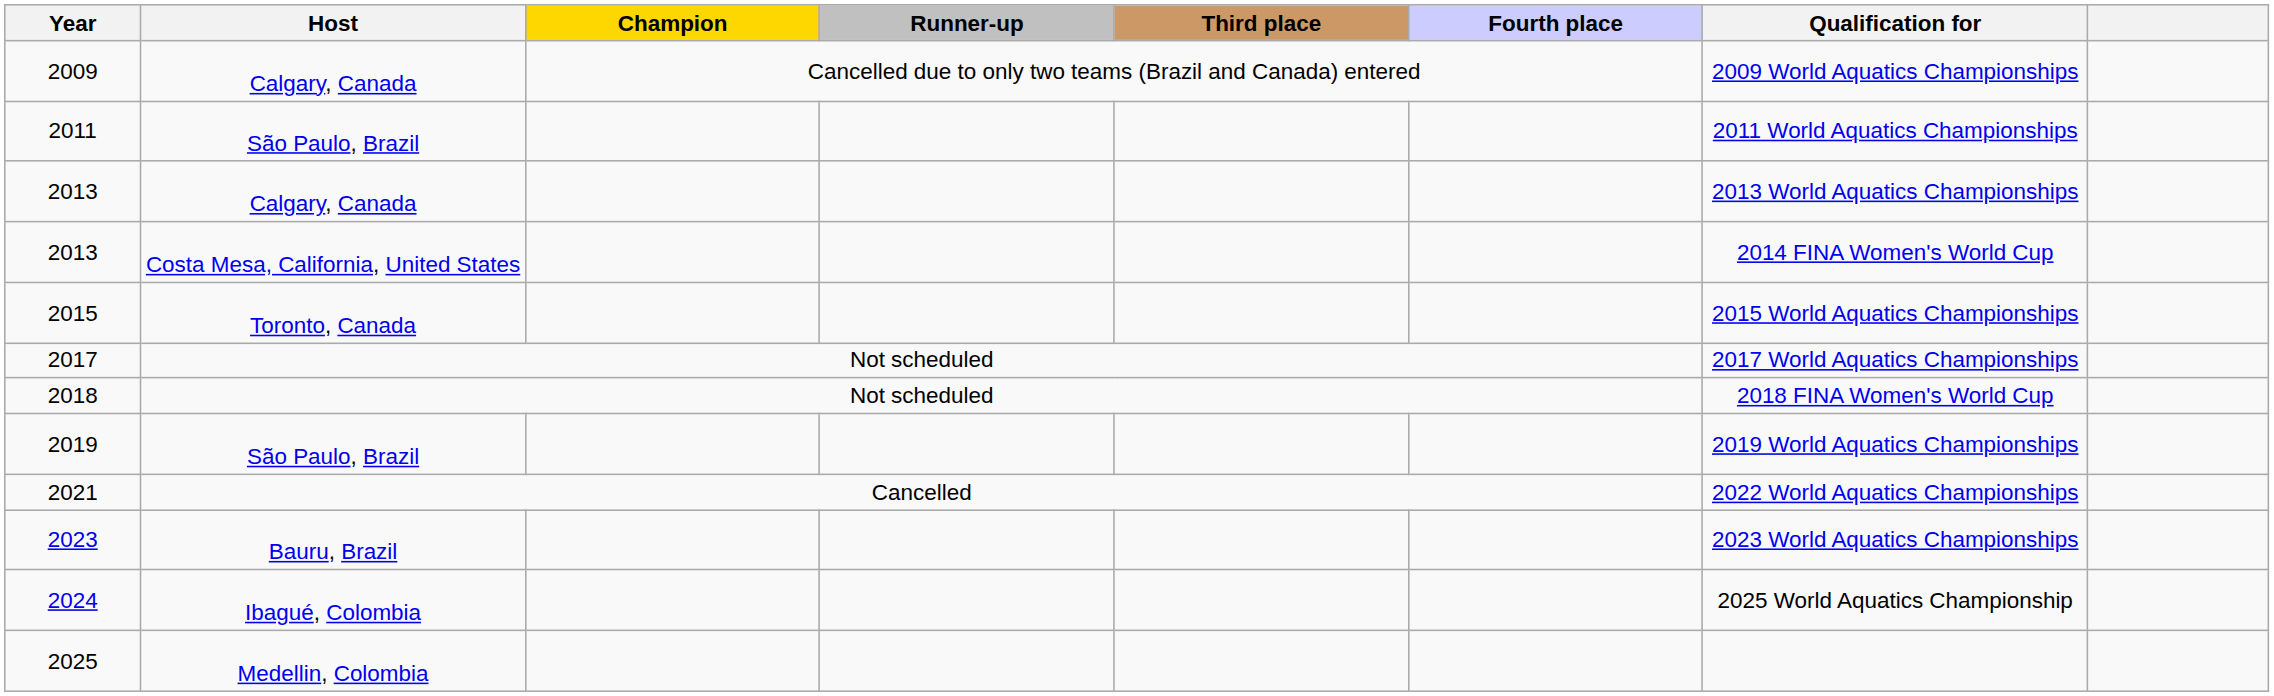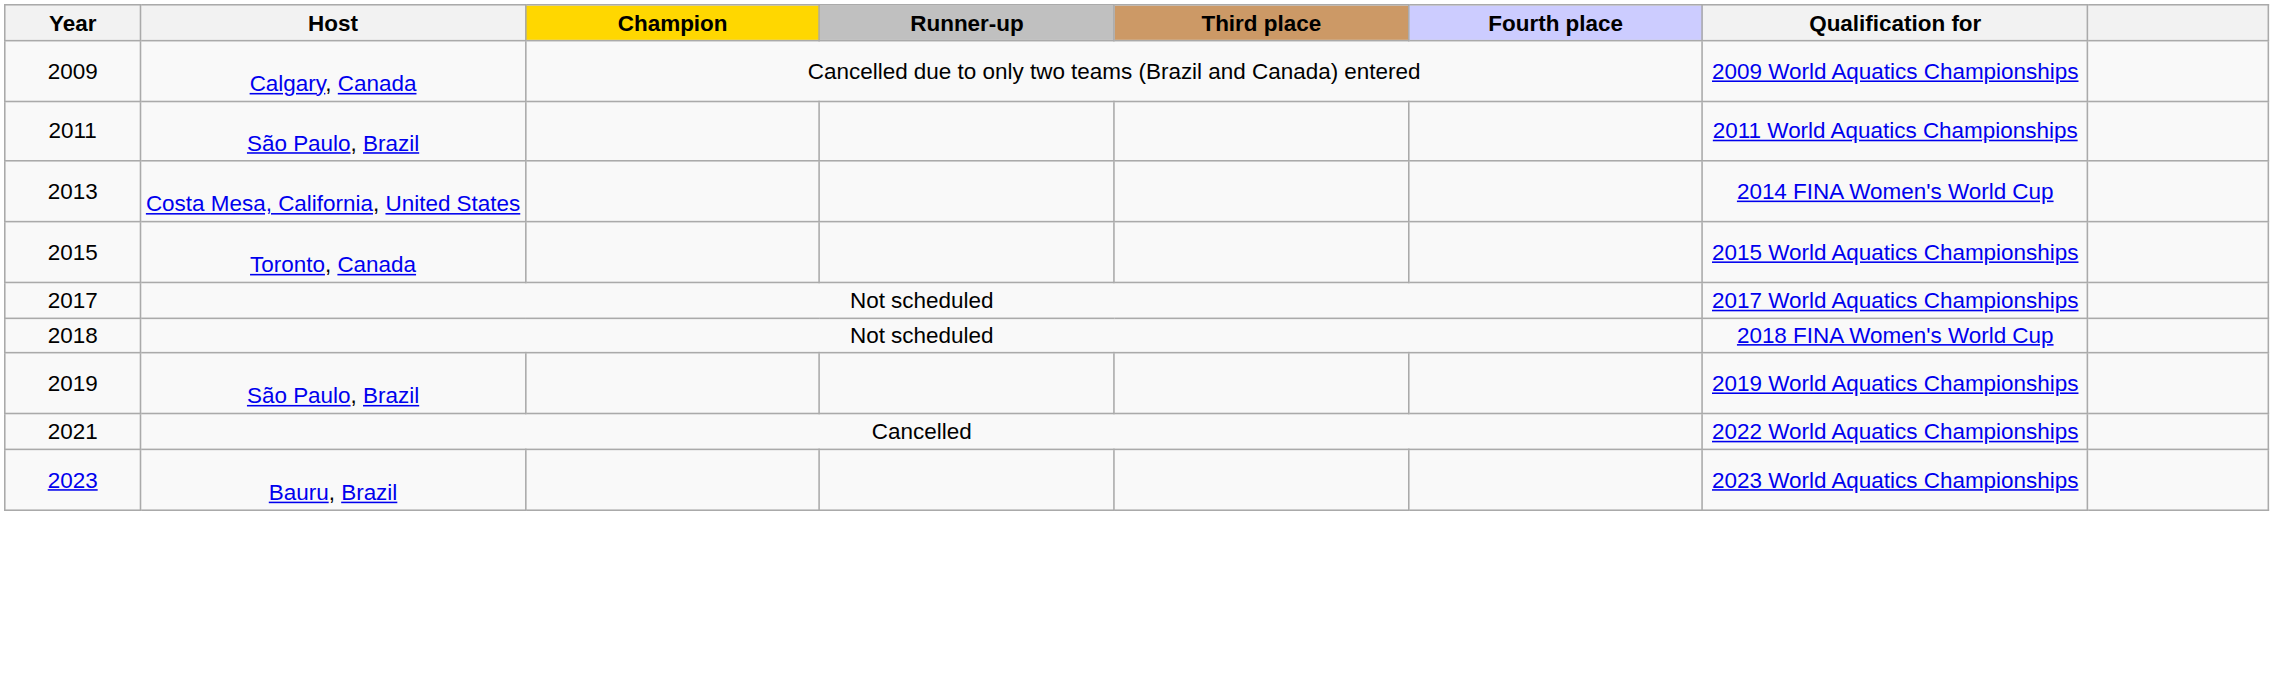- row: (73, 192)
- row: (73, 601)
- row: (73, 661)
